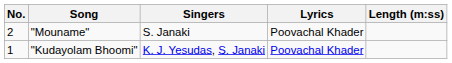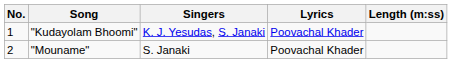rows swapped: (84, 50) <-> (60, 32)
